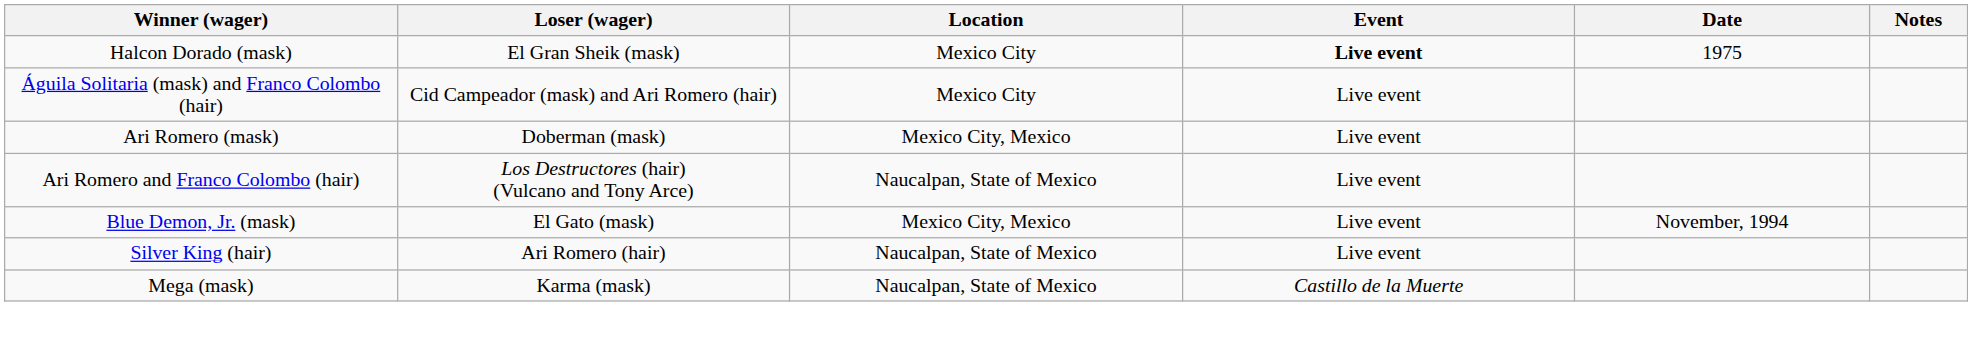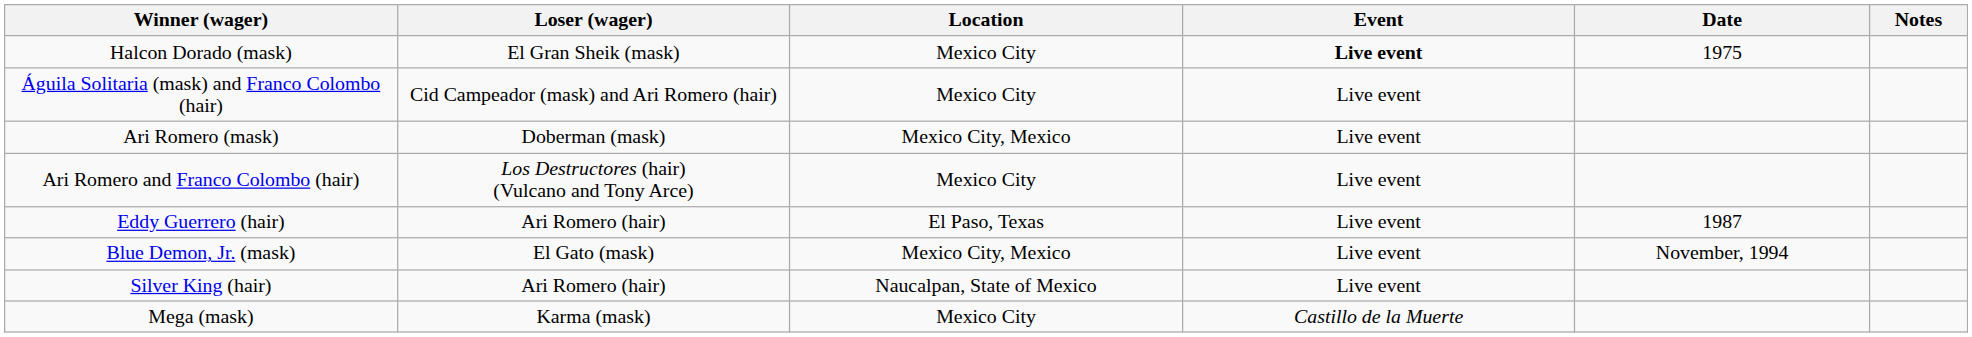(986, 179) Naucalpan, State of Mexico -> (986, 179) Mexico City
+ row: (201, 222)
(986, 285) Naucalpan, State of Mexico -> (986, 316) Mexico City
